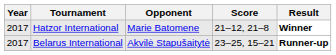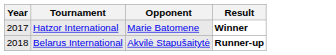- column: (245, 12)
(18, 43) 2017 -> (18, 43) 2018
